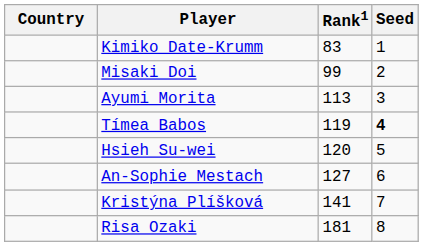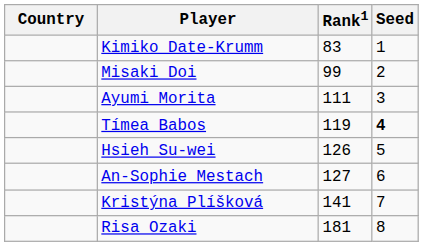(337, 99) 113 -> (337, 99) 111
(337, 151) 120 -> (337, 151) 126
